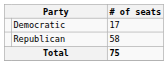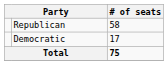rows swapped: (39, 39) <-> (39, 25)
